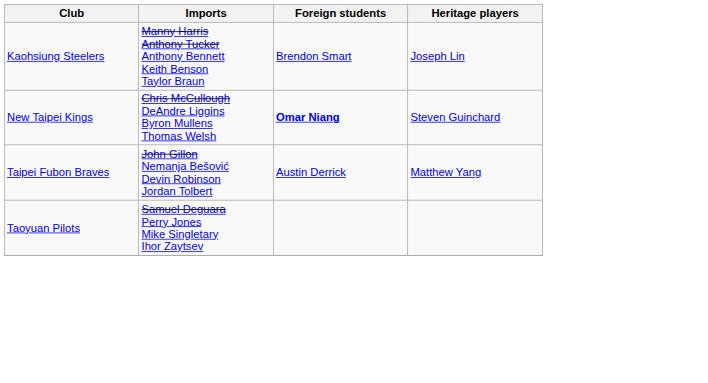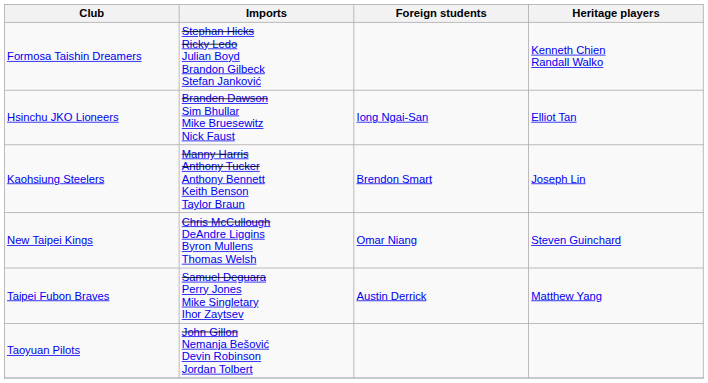+ row: (74, 56)
+ row: (63, 118)
(308, 118) bold -> (387, 241) normal
(185, 173) John Gillon Nemanja Bešović Devin Robinson Jordan Tolbert -> (224, 296) Samuel Deguara Perry Jones Mike Singletary Ihor Zaytsev
(184, 228) Samuel Deguara Perry Jones Mike Singletary Ihor Zaytsev -> (225, 351) John Gillon Nemanja Bešović Devin Robinson Jordan Tolbert
